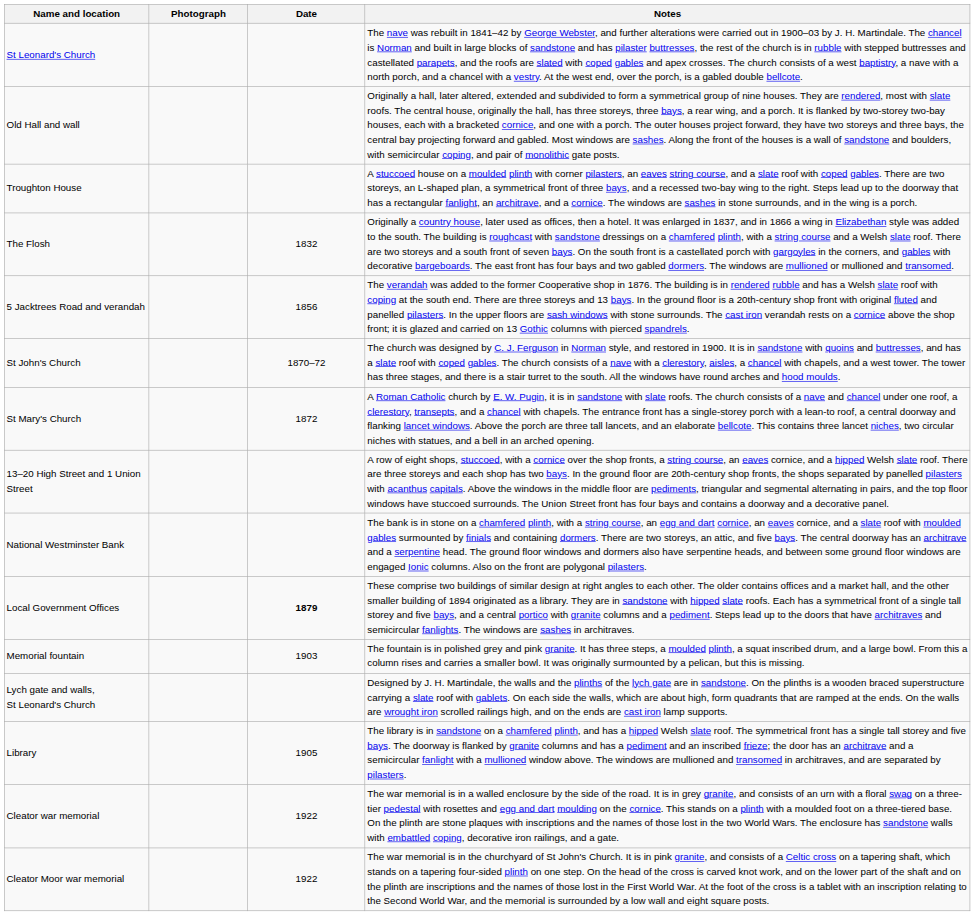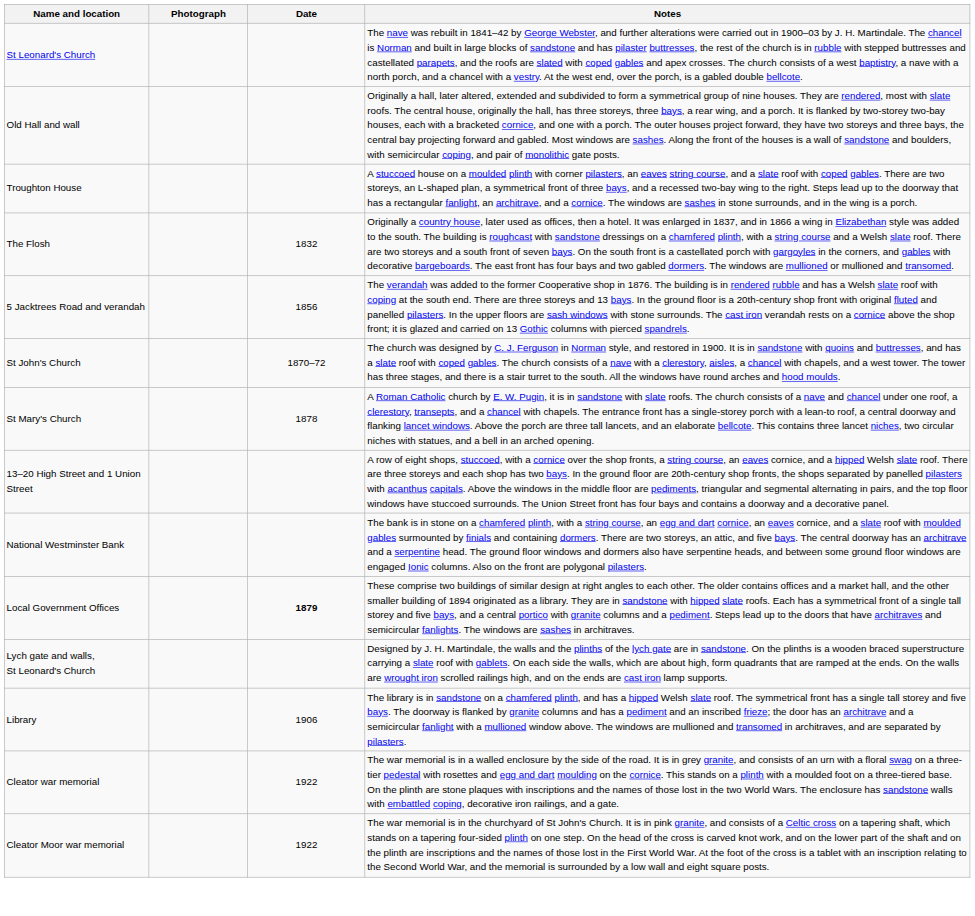(306, 418) 1872 -> (306, 418) 1878
- row: (45, 656)
(306, 753) 1905 -> (306, 719) 1906
